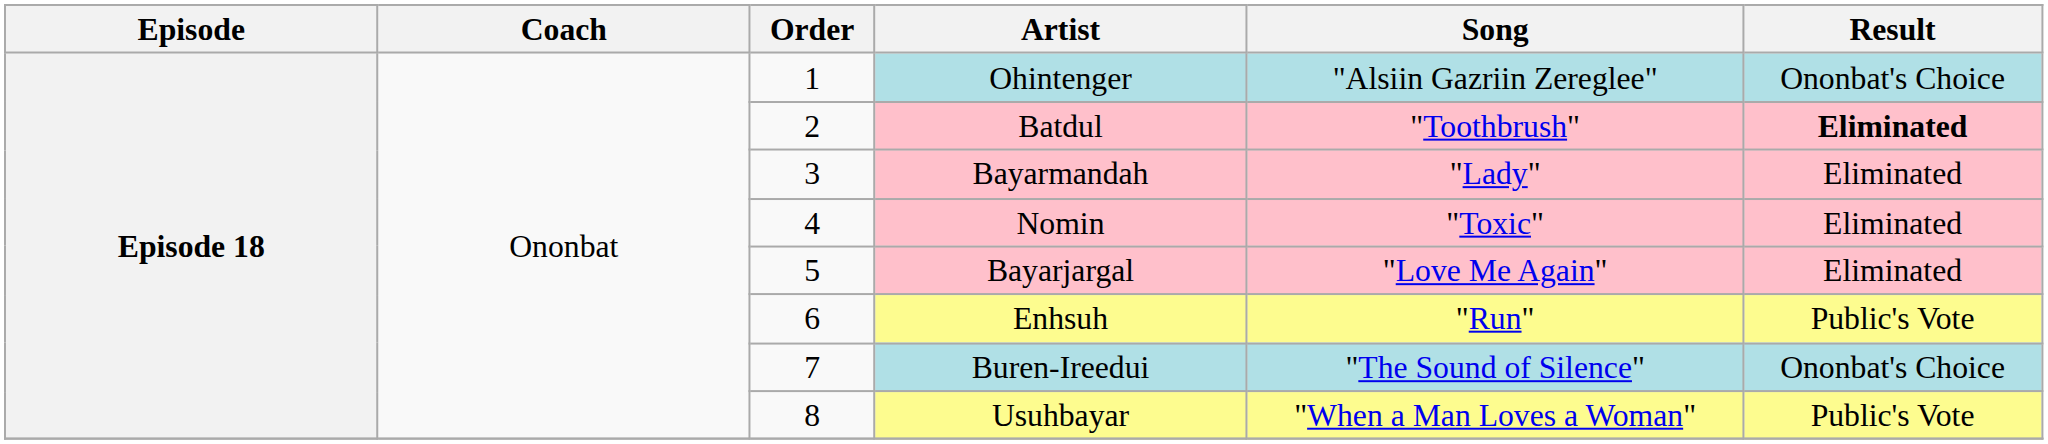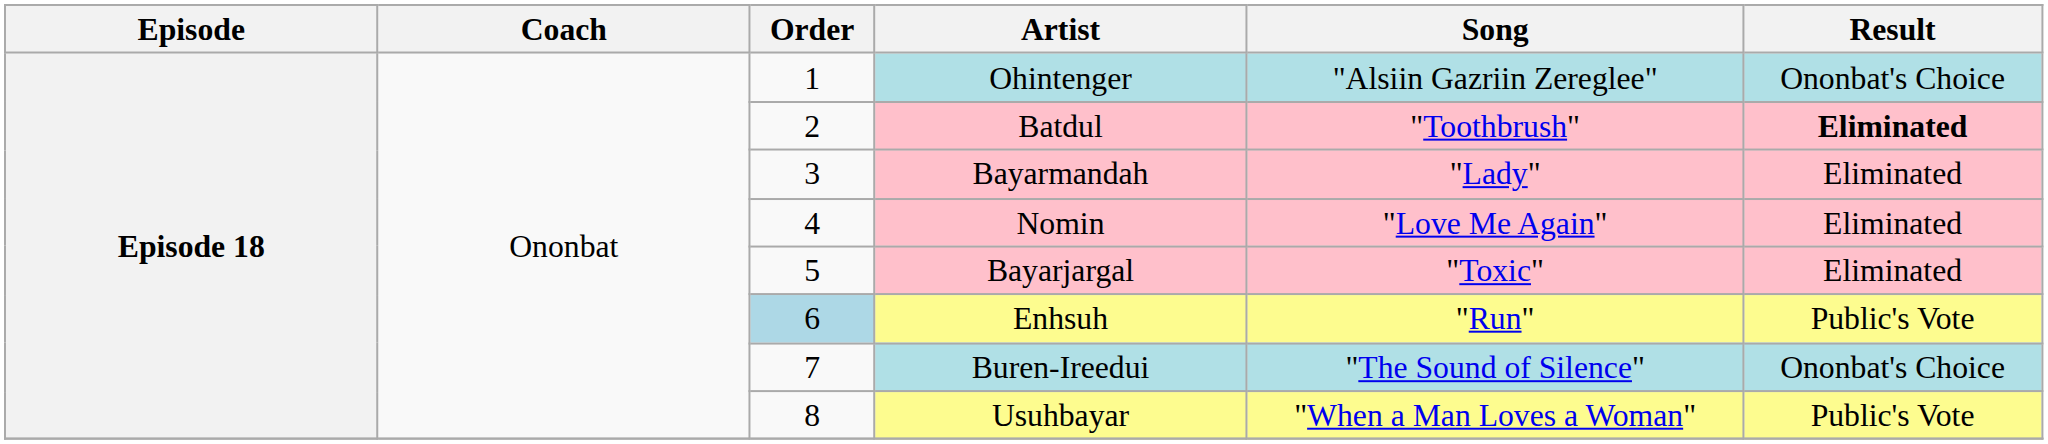(1495, 222) "Toxic" -> (1495, 222) "Love Me Again"
(1495, 270) "Love Me Again" -> (1495, 270) "Toxic"
(812, 319) no background -> (812, 319) lightblue background
